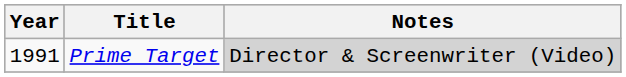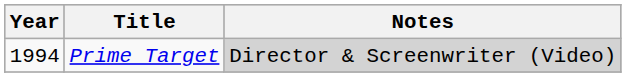(35, 56) 1991 -> (35, 56) 1994
